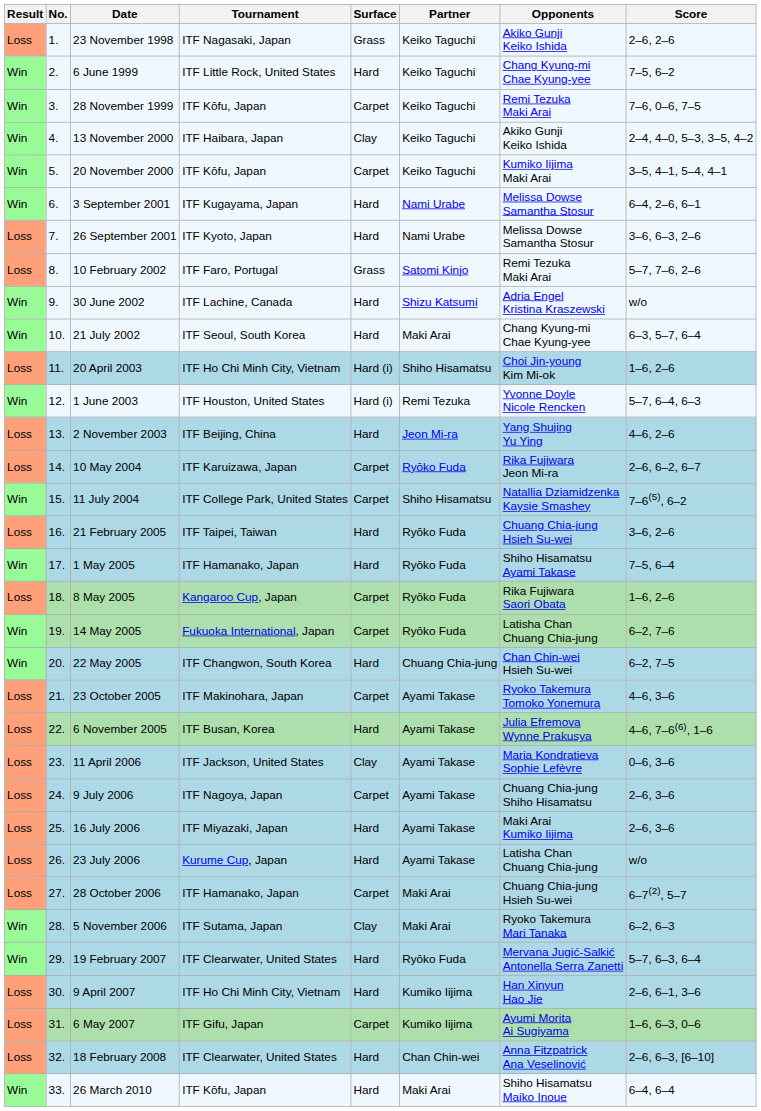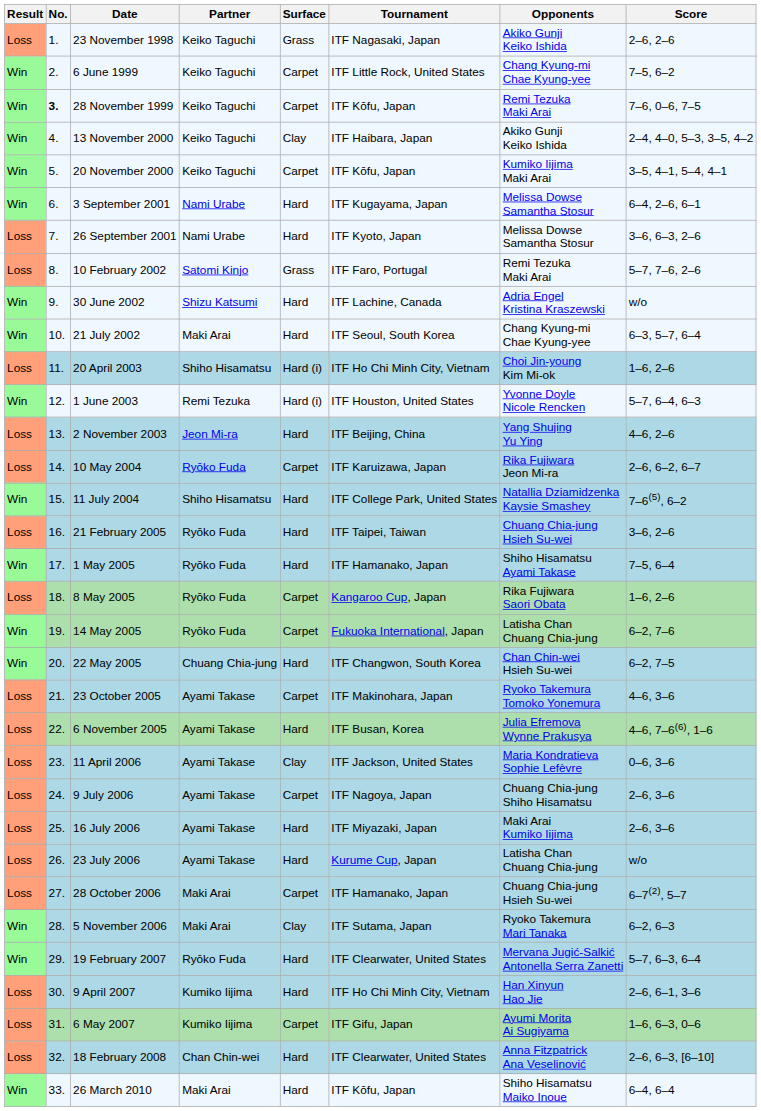columns swapped: (265, 13) <-> (450, 13)
(366, 72) Hard -> (300, 72) Carpet
(54, 105) normal -> (54, 105) bold
(371, 499) Carpet -> (295, 499) Hard
